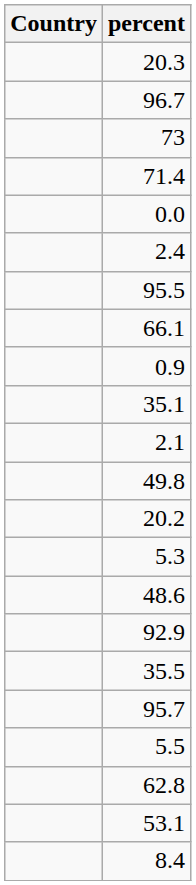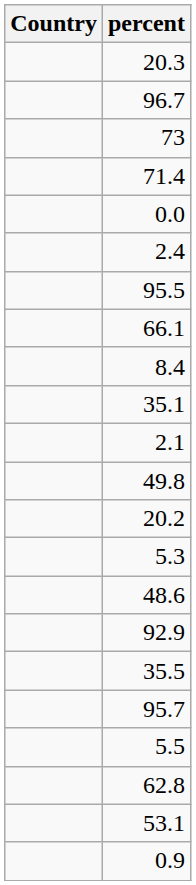rows swapped: (170, 366) <-> (170, 860)
